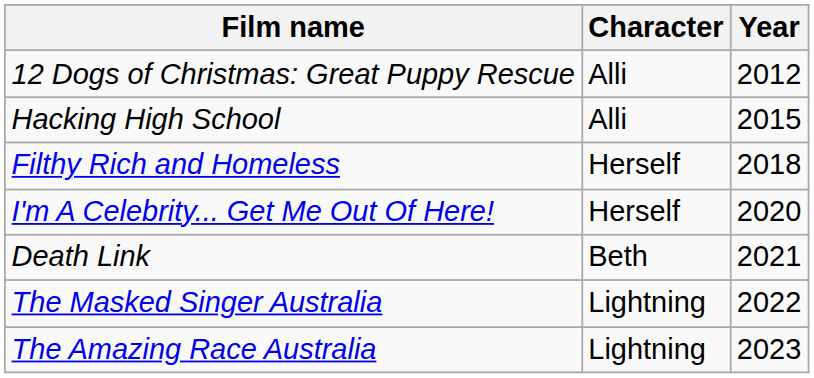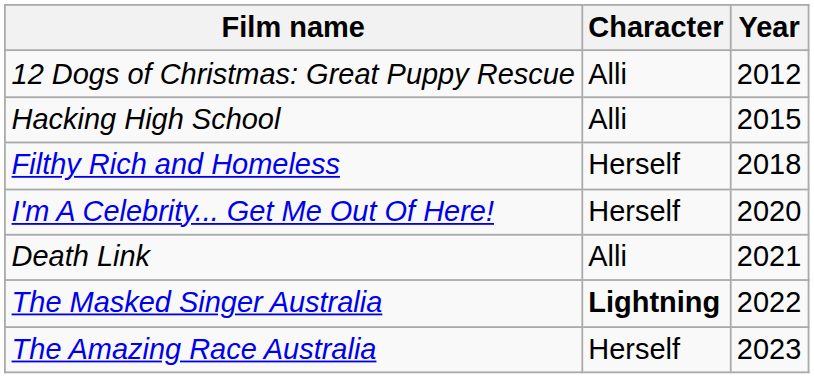(618, 257) Beth -> (608, 257) Alli
(647, 303) normal -> (654, 303) bold
(647, 348) Lightning -> (634, 348) Herself
